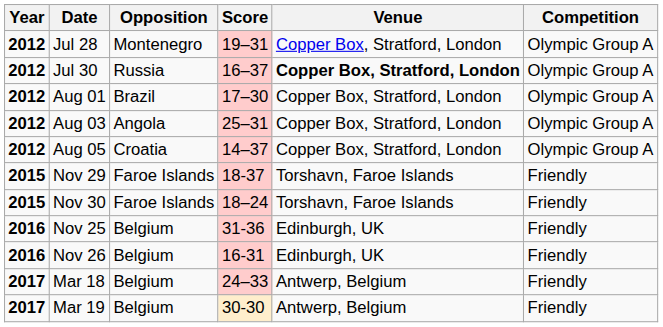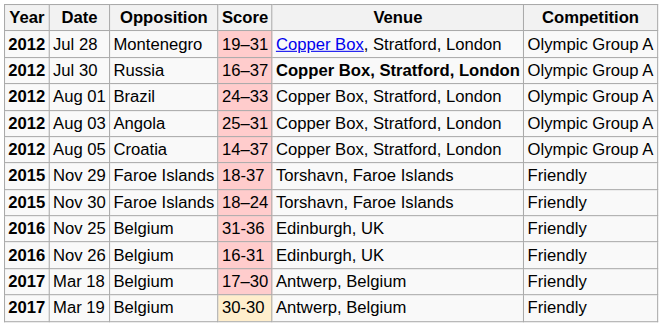(245, 96) 17–30 -> (245, 96) 24–33
(245, 281) 24–33 -> (245, 281) 17–30
